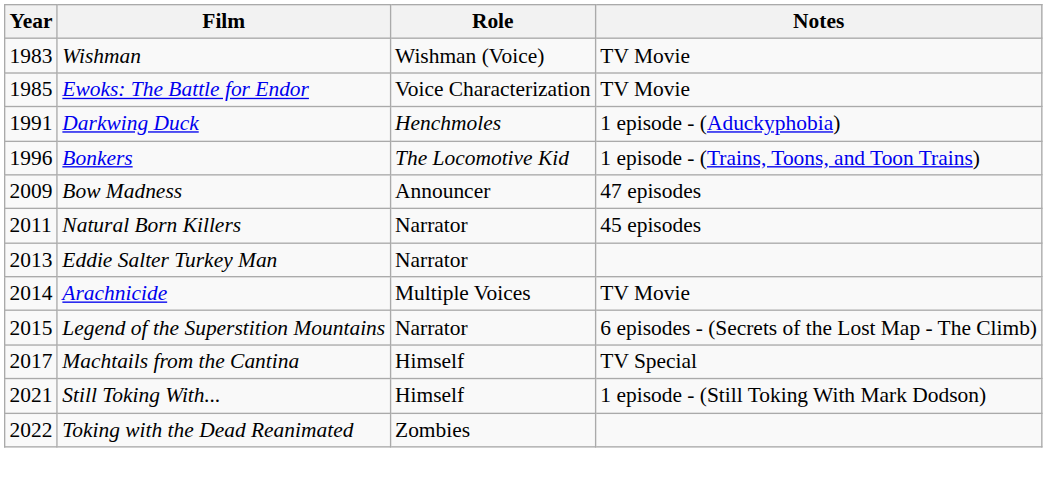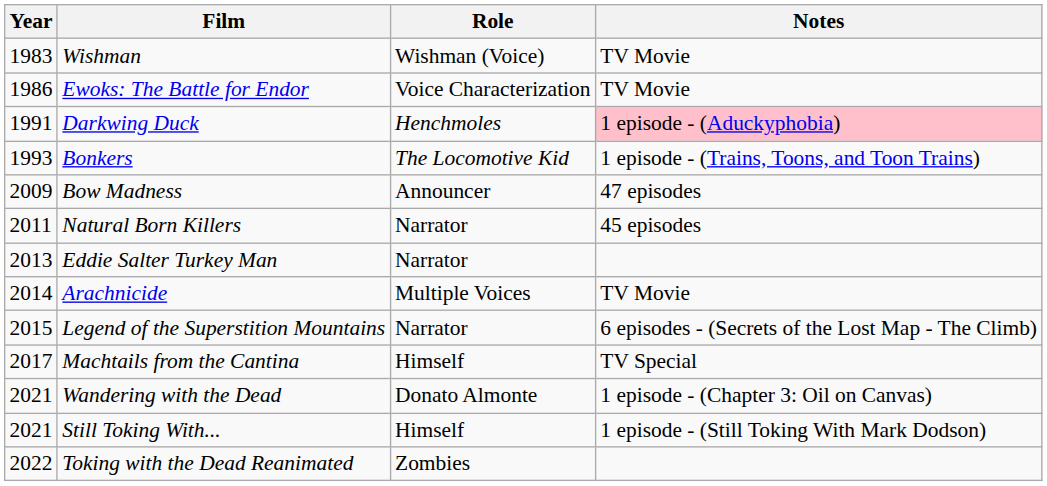(31, 89) 1985 -> (31, 89) 1986
(720, 123) no background -> (720, 123) pink background
(31, 157) 1996 -> (31, 157) 1993
+ row: (172, 395)
